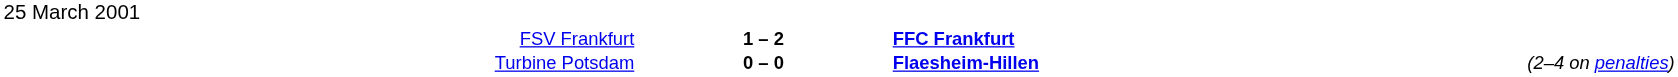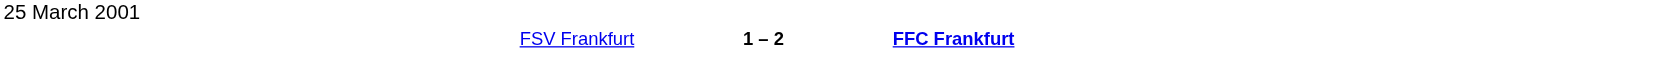- row: (564, 63)
